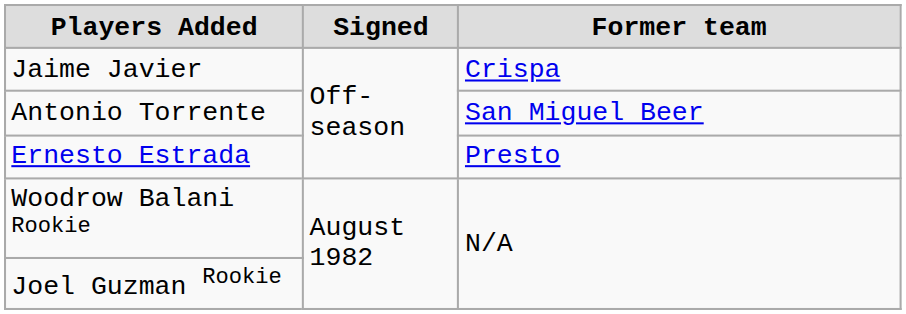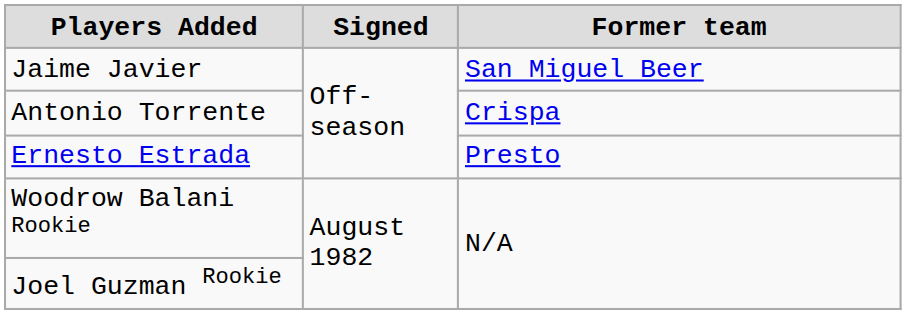(513, 70) Crispa -> (584, 70) San Miguel Beer
(584, 113) San Miguel Beer -> (513, 113) Crispa
